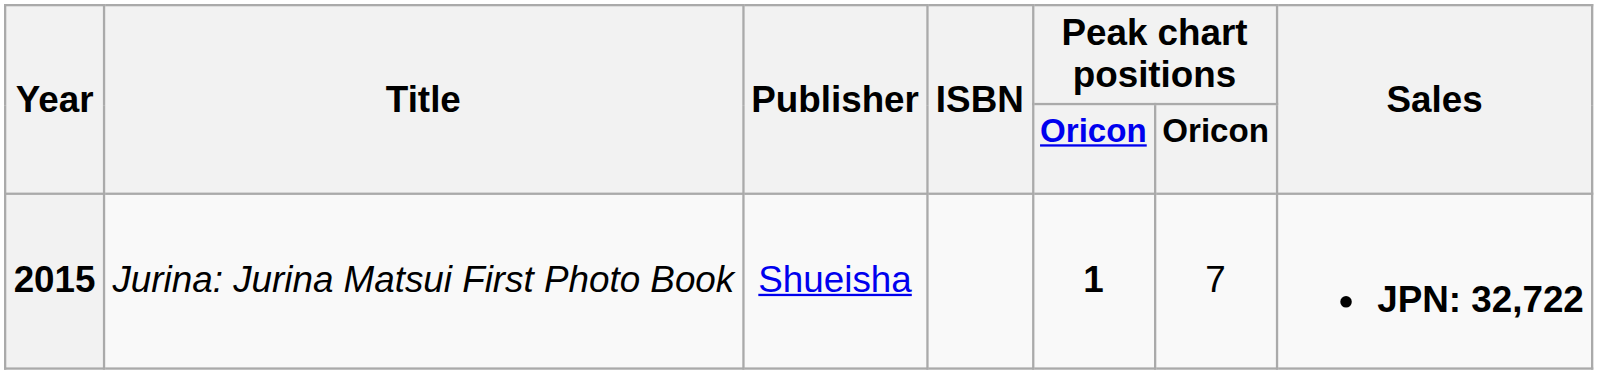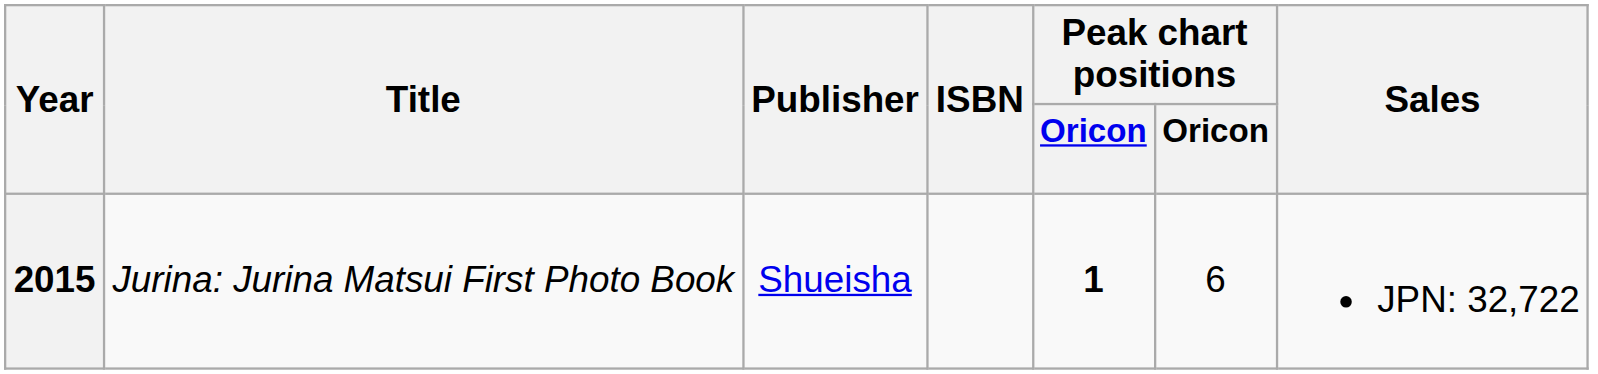(1216, 280) 7 -> (1216, 280) 6
(1435, 301) bold -> (1432, 301) normal
